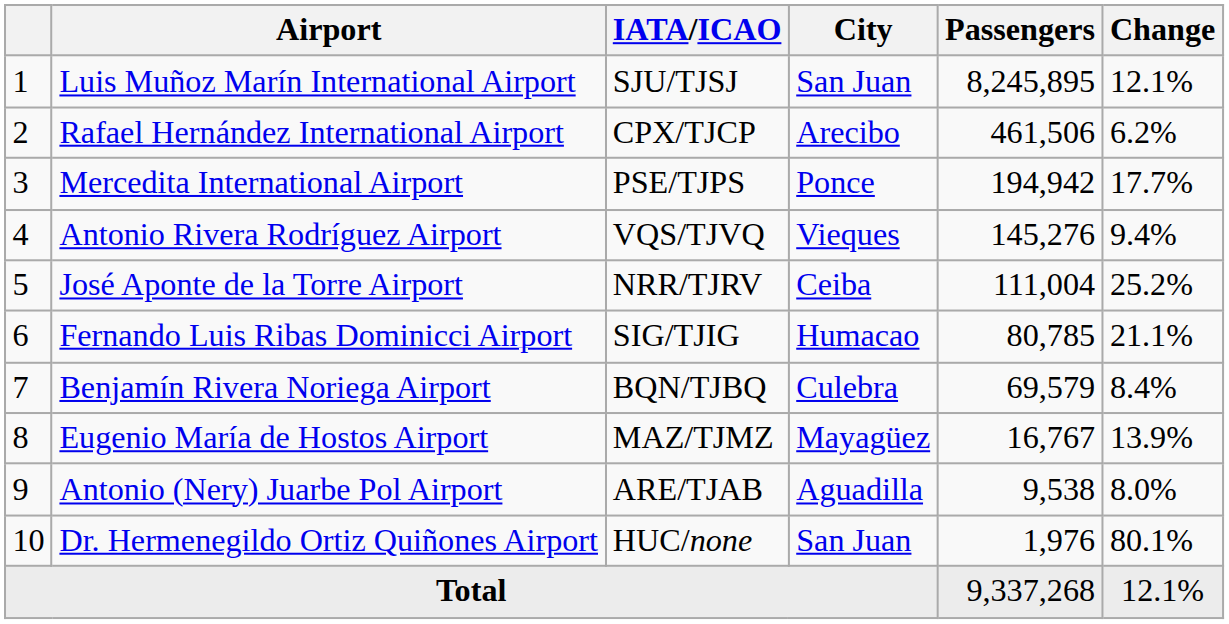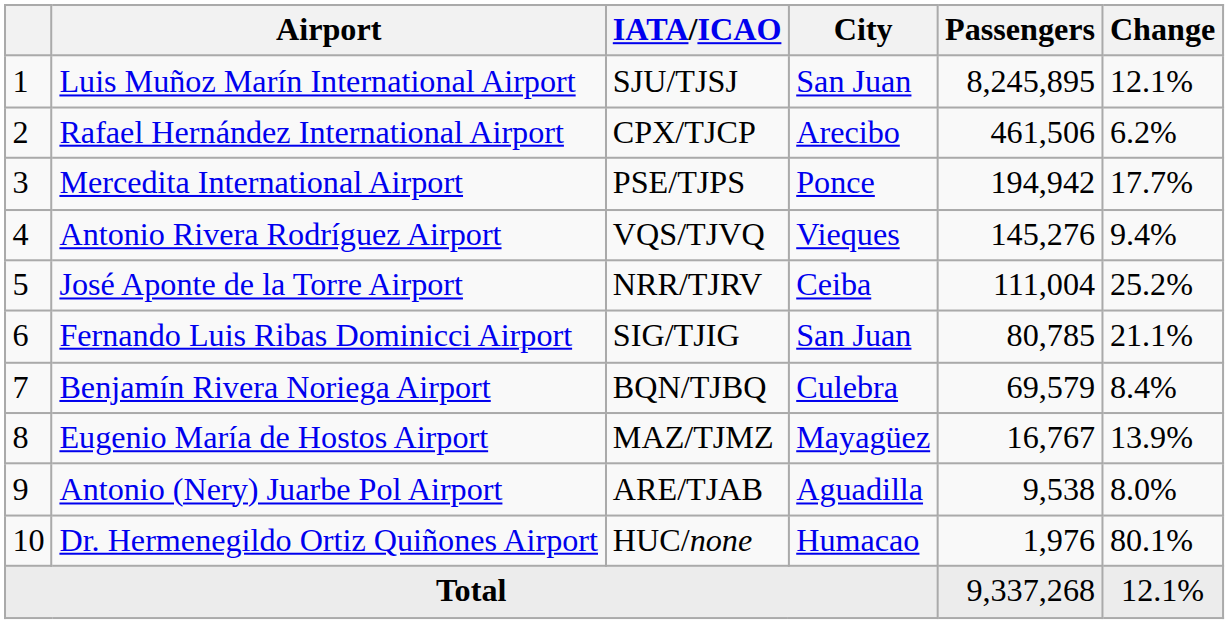(858, 336) Humacao -> (854, 336) San Juan
(854, 540) San Juan -> (858, 540) Humacao
